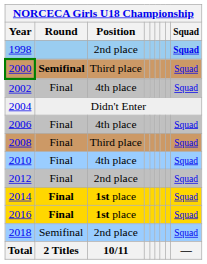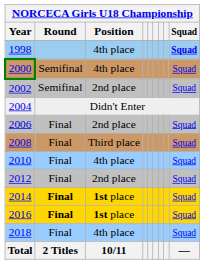(116, 49) 2nd place -> (114, 49) 4th place
(62, 68) bold -> (61, 68) normal
(116, 68) Third place -> (114, 68) 4th place
(61, 88) Final -> (60, 88) Semifinal
(116, 88) 4th place -> (114, 88) 2nd place
(116, 124) 4th place -> (114, 124) 2nd place
(61, 232) Semifinal -> (60, 232) Final
(116, 232) 2nd place -> (114, 232) 4th place
